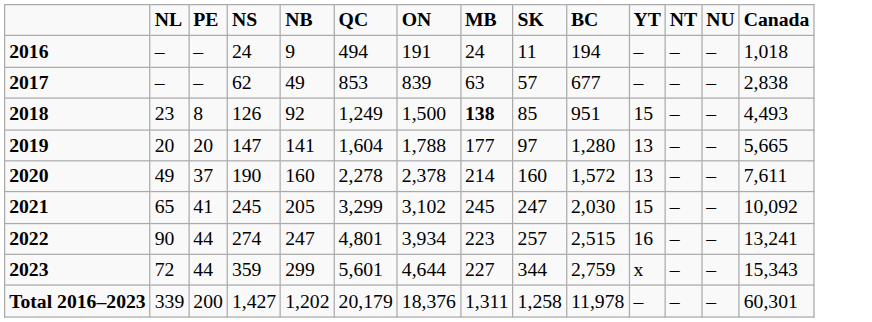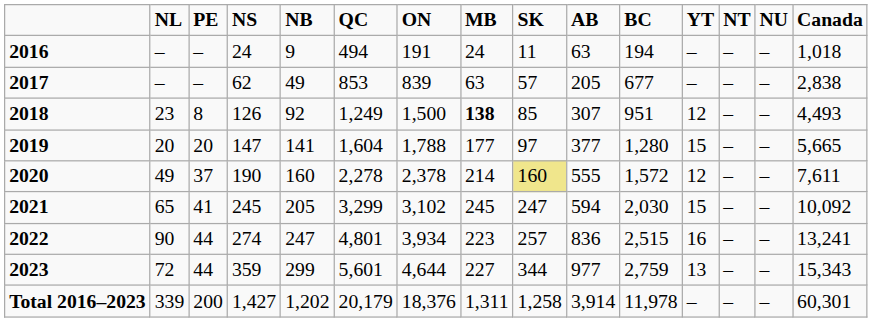+ column: (585, 20)
(643, 113) 15 -> (697, 113) 12
(643, 144) 13 -> (697, 144) 15
(532, 176) no background -> (532, 176) khaki background
(643, 176) 13 -> (697, 176) 12
(638, 269) x -> (697, 269) 13
